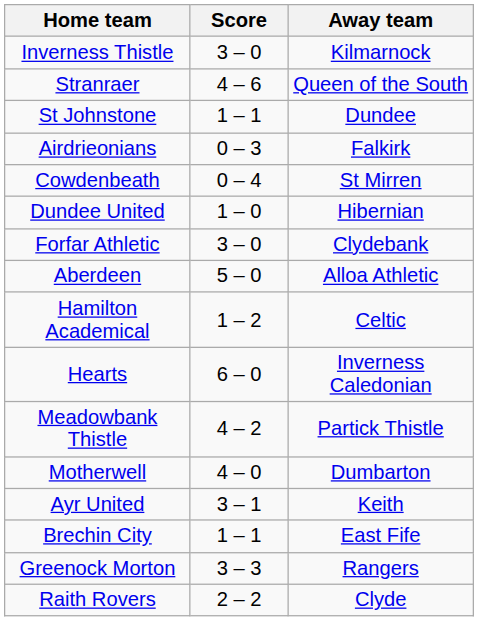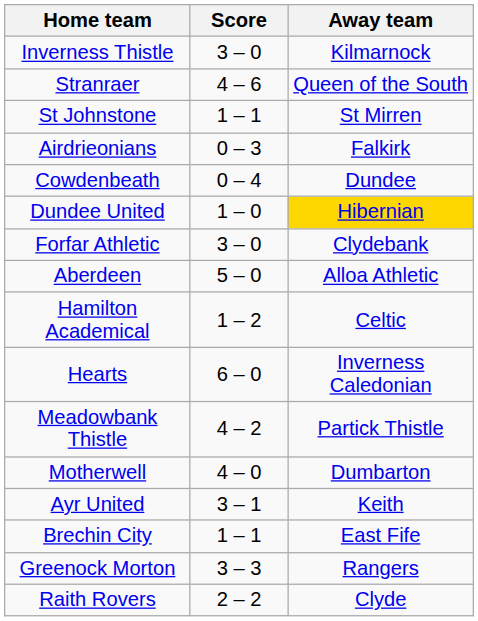(381, 116) Dundee -> (381, 116) St Mirren
(381, 180) St Mirren -> (381, 180) Dundee
(381, 212) no background -> (381, 212) gold background
